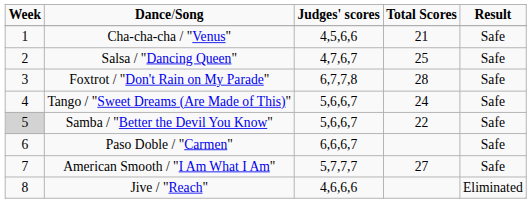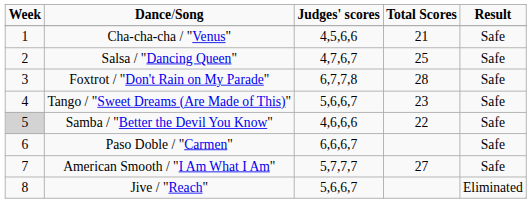(421, 101) 24 -> (421, 101) 23
(339, 123) 5,6,6,7 -> (339, 123) 4,6,6,6
(339, 187) 4,6,6,6 -> (339, 187) 5,6,6,7
